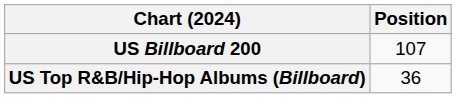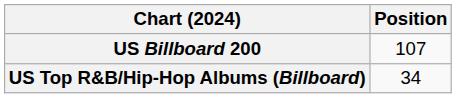(411, 78) 36 -> (411, 78) 34
